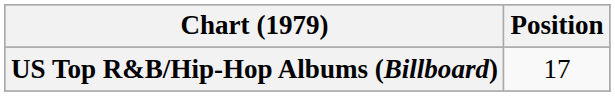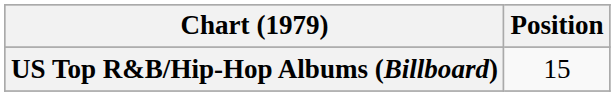(557, 68) 17 -> (557, 68) 15
